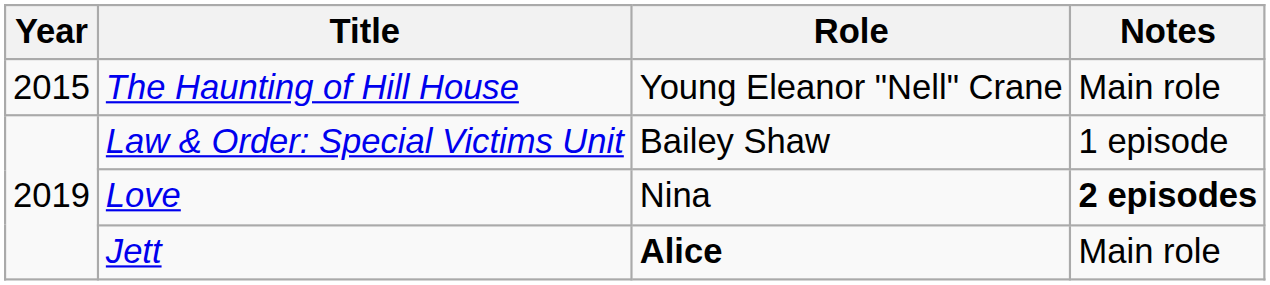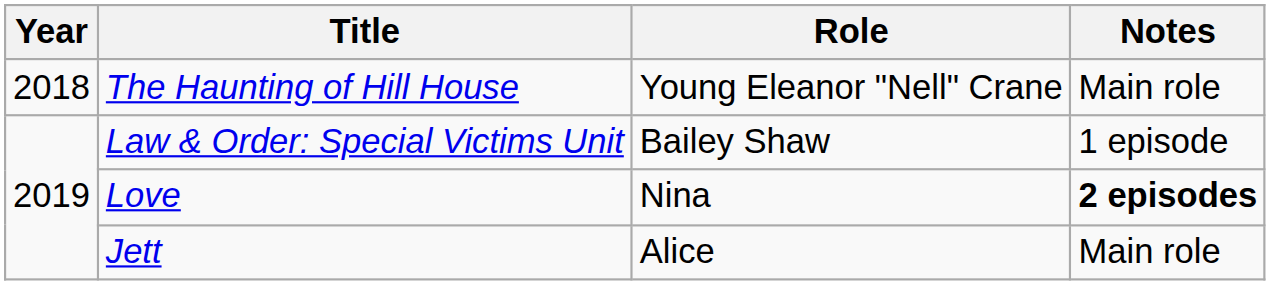(51, 86) 2015 -> (51, 86) 2018
(681, 251) bold -> (677, 251) normal
